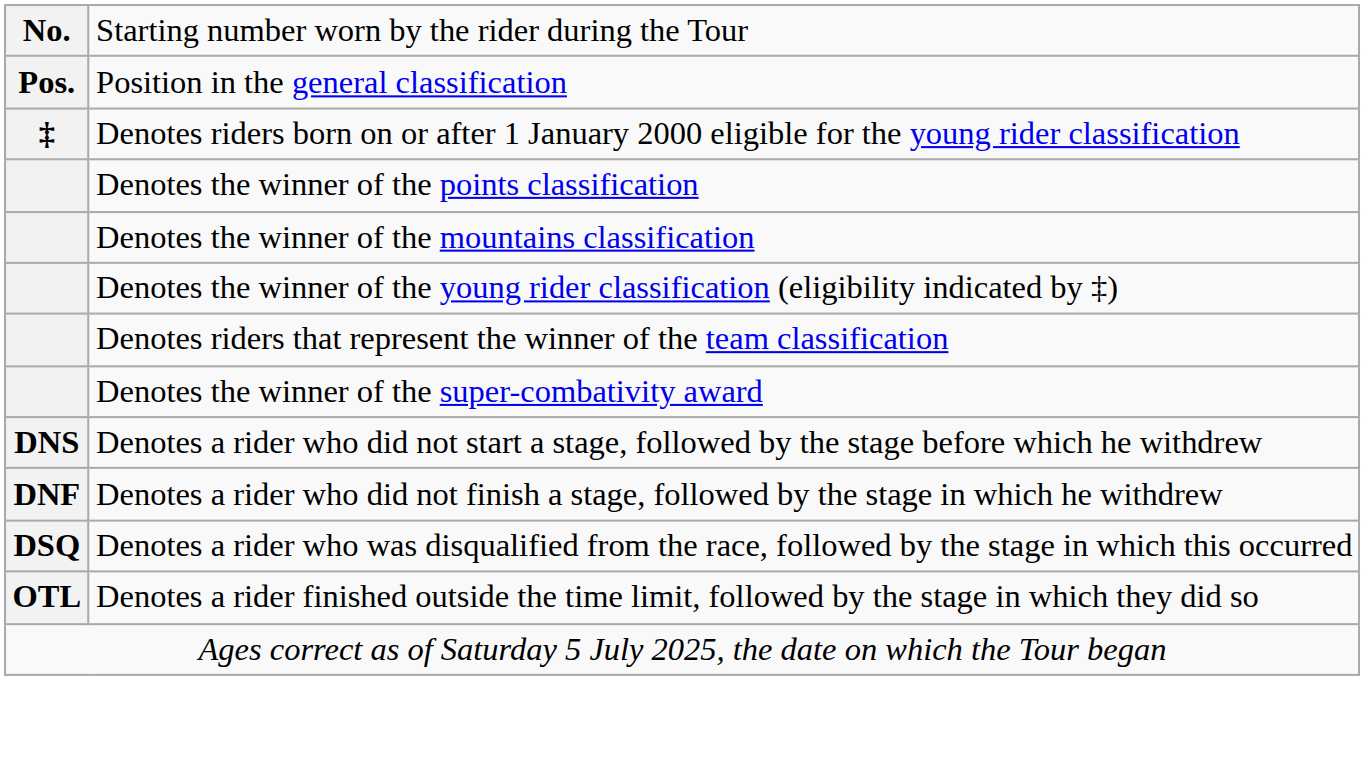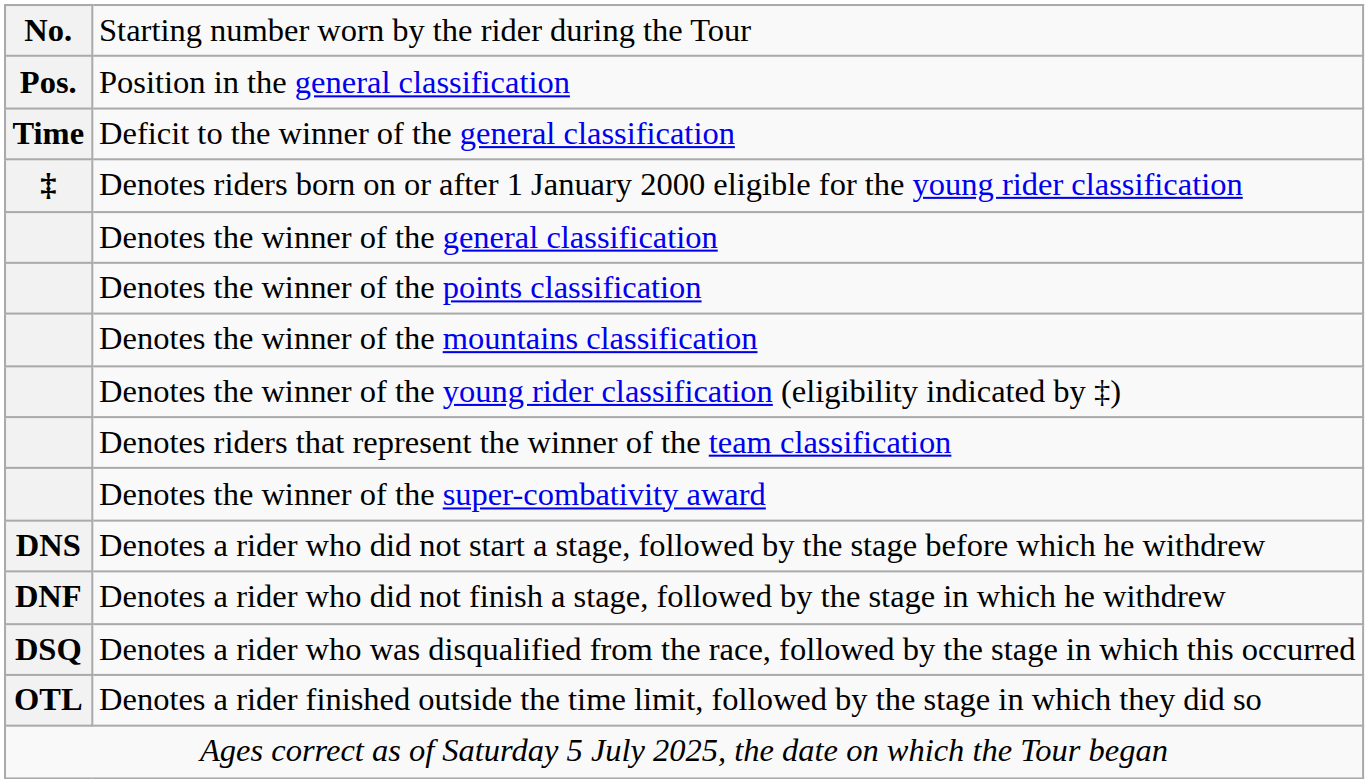+ row: (417, 133)
+ row: (408, 236)
